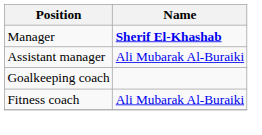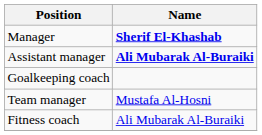(180, 57) normal -> (185, 57) bold
+ row: (47, 99)
